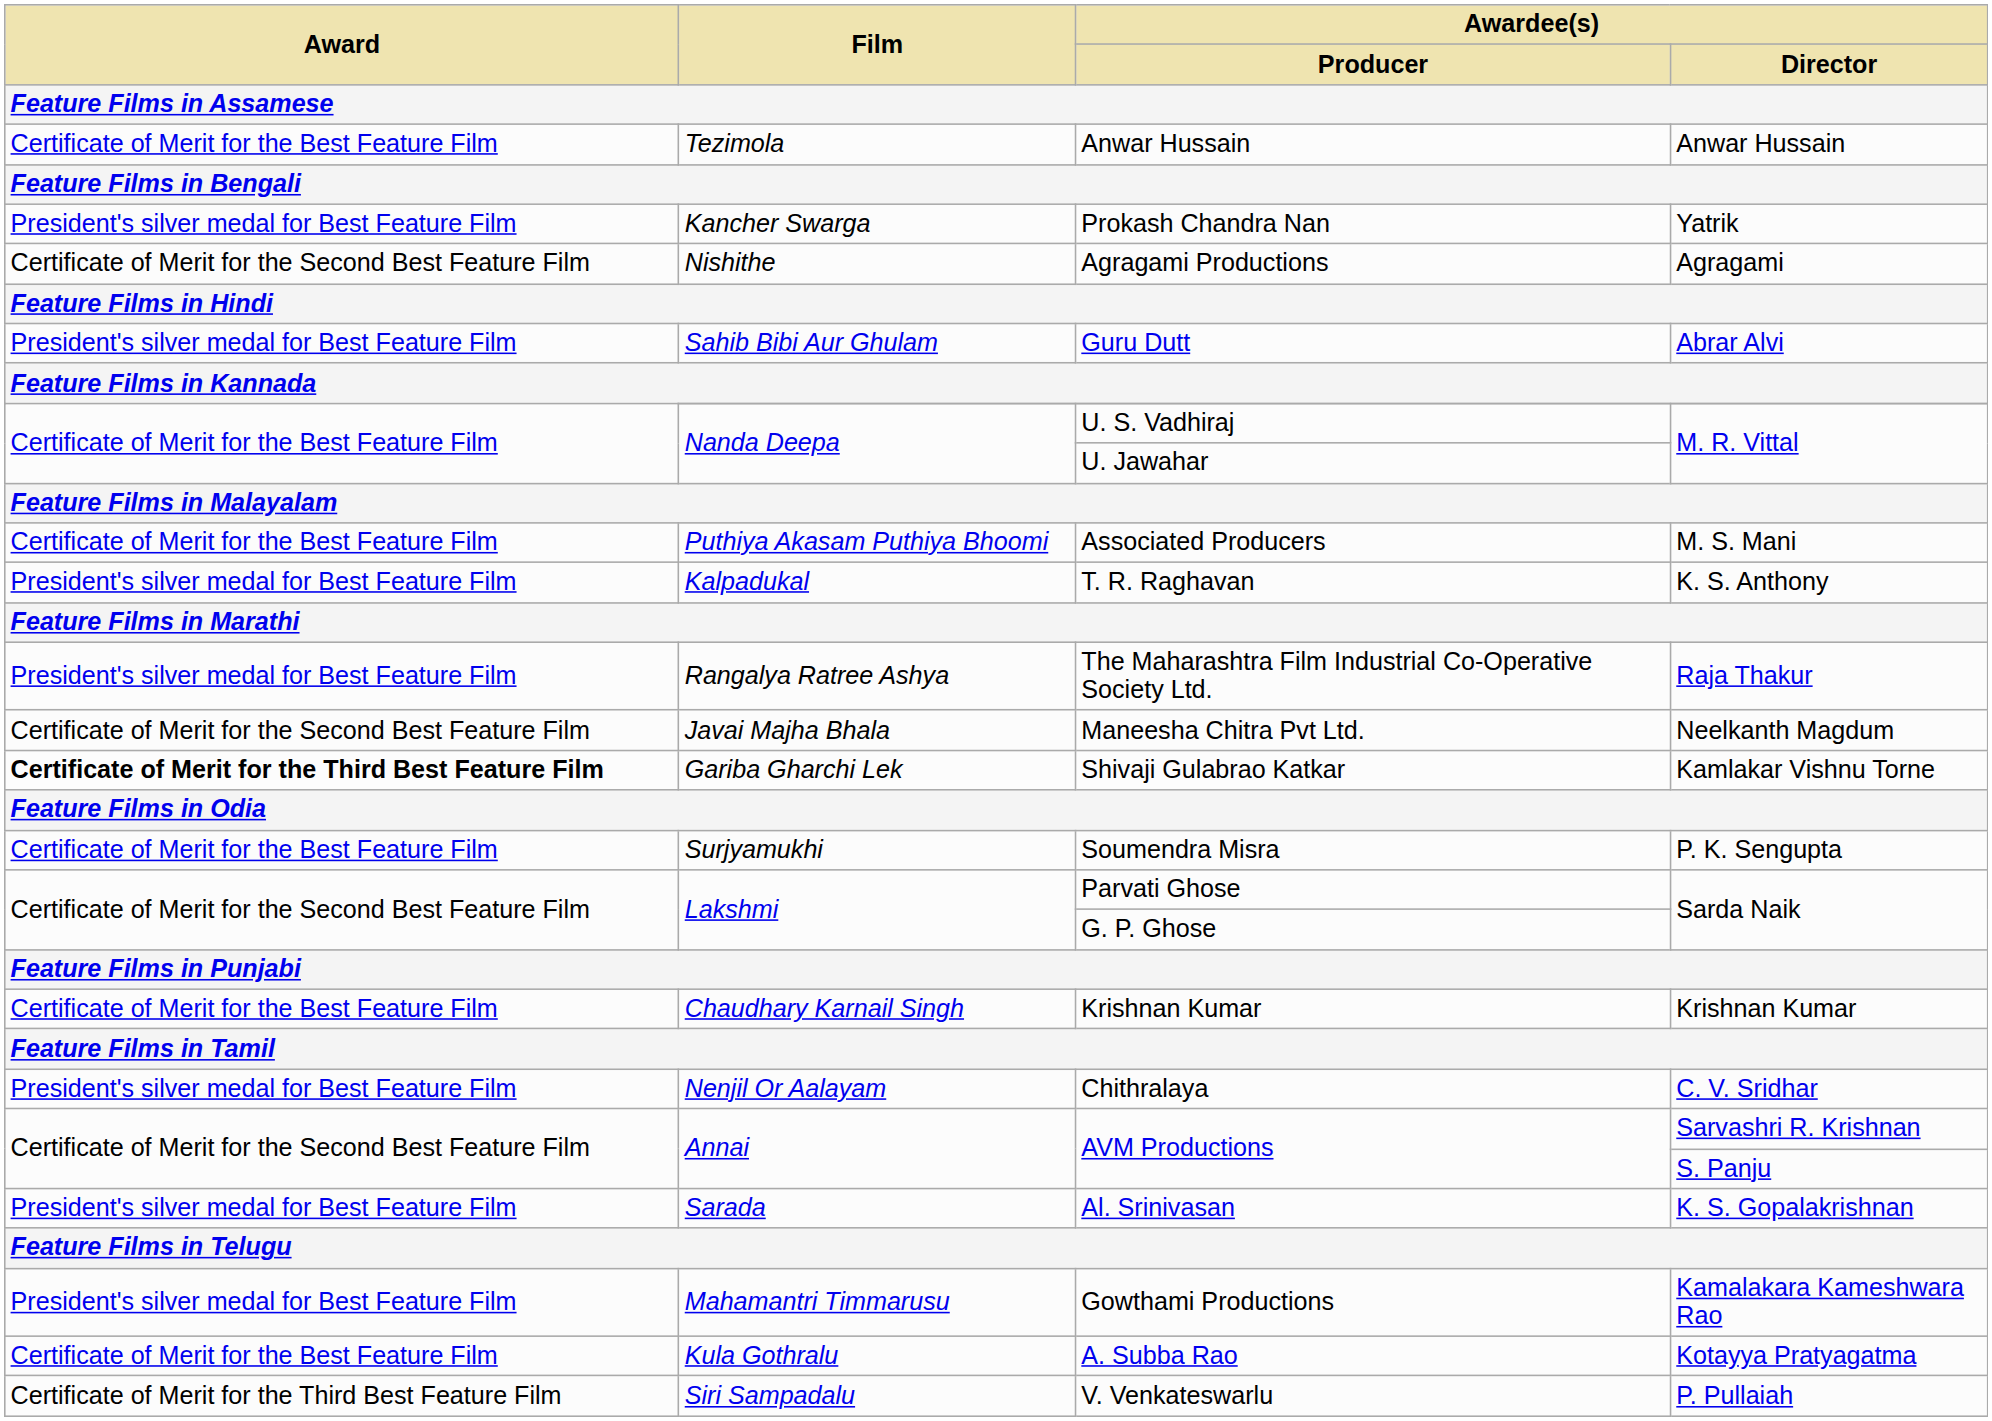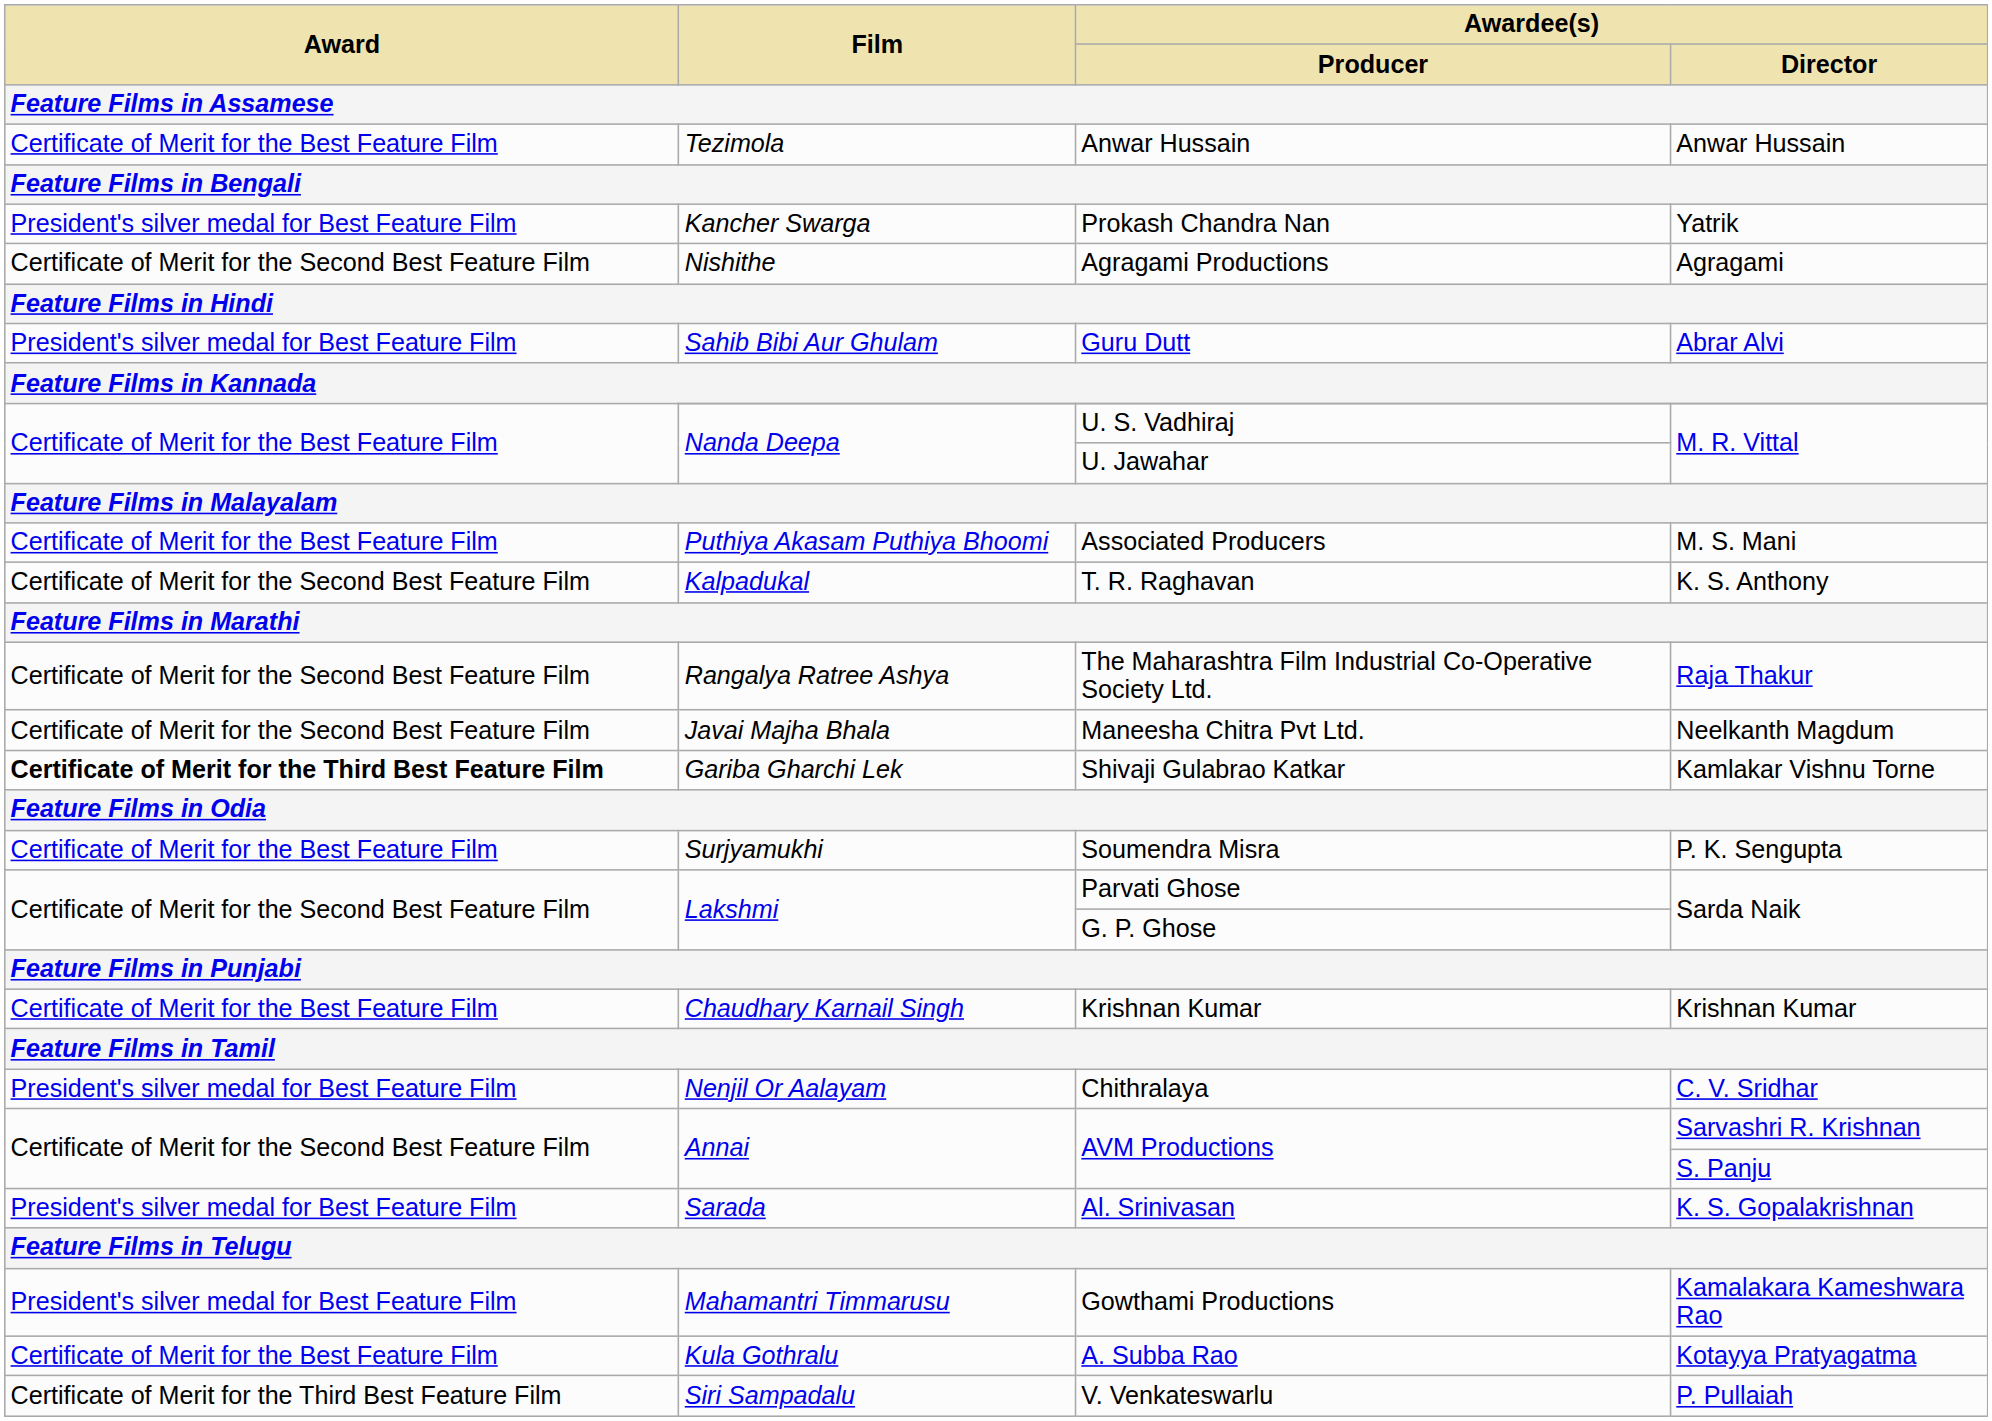(264, 582) President's silver medal for Best Feature Film -> (300, 582) Certificate of Merit for the Second Best Feature Film
(264, 675) President's silver medal for Best Feature Film -> (300, 675) Certificate of Merit for the Second Best Feature Film
